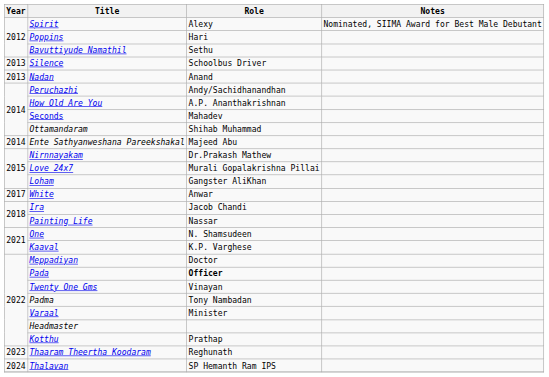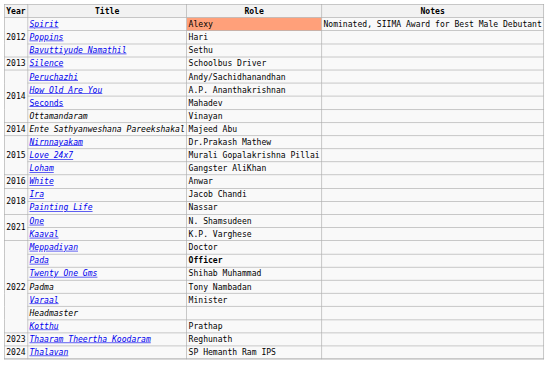(201, 24) no background -> (201, 24) lightsalmon background
- row: (42, 77)
(225, 129) Shihab Muhammad -> (206, 116) Vinayan
(16, 195) 2017 -> (16, 182) 2016
(206, 287) Vinayan -> (225, 274) Shihab Muhammad
